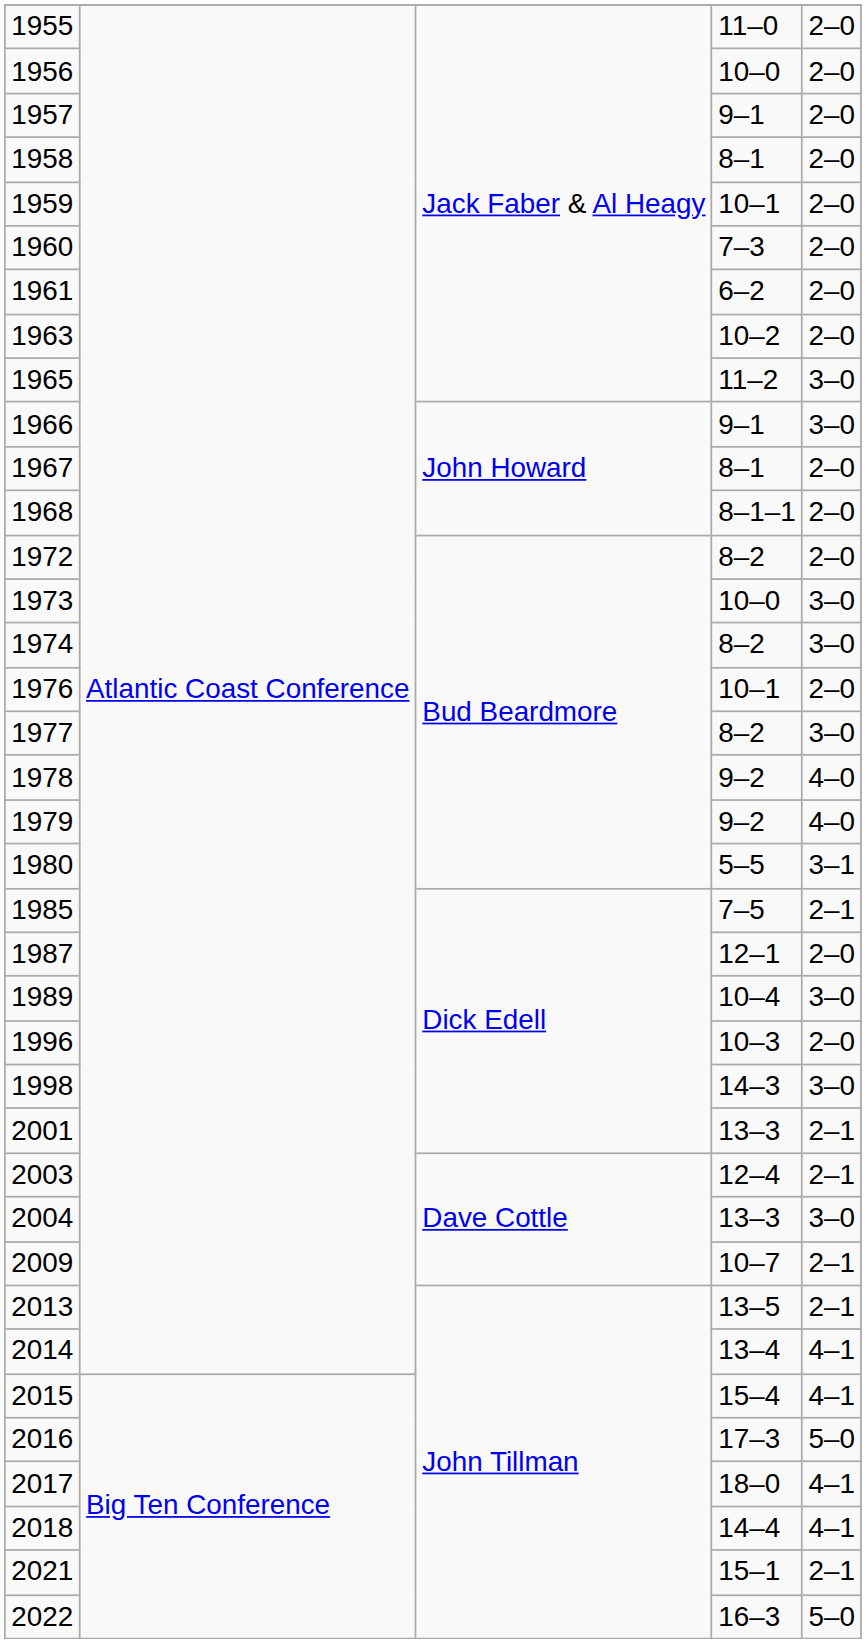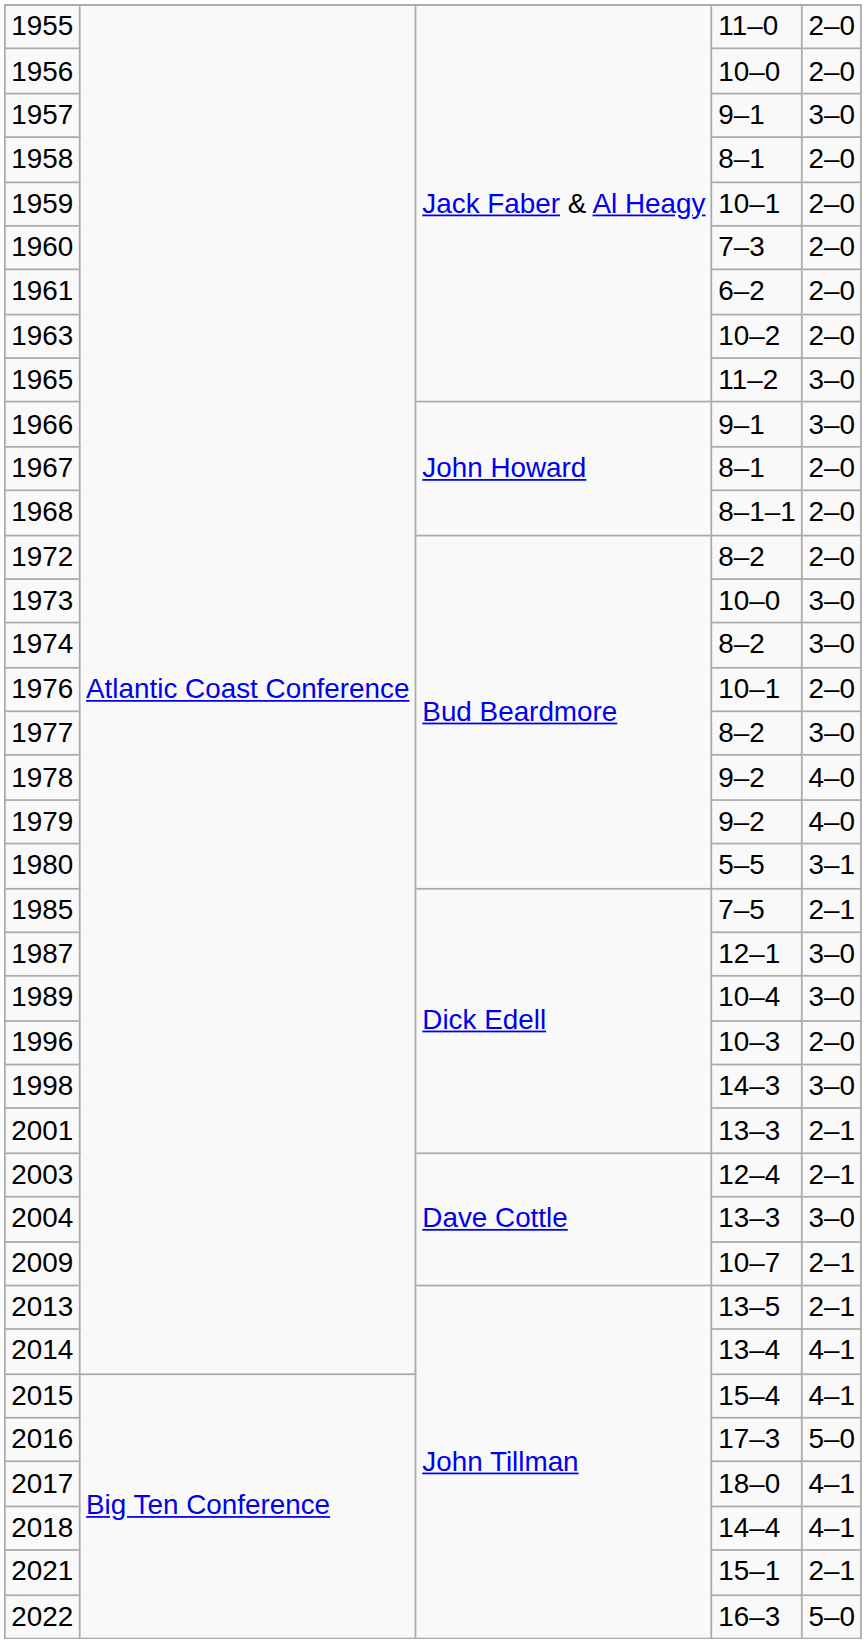(832, 114) 2–0 -> (832, 114) 3–0
(832, 953) 2–0 -> (832, 953) 3–0
